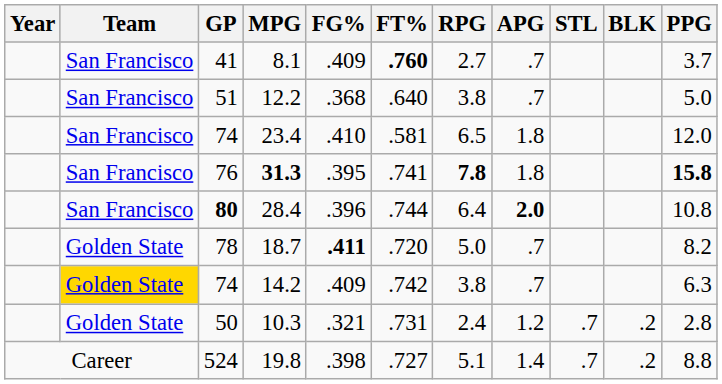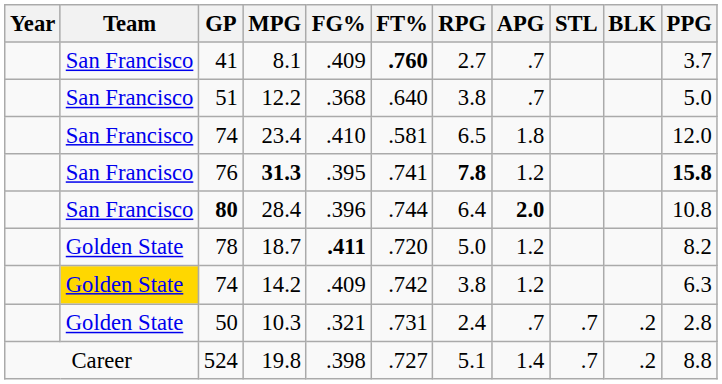(530, 172) 1.8 -> (530, 172) 1.2
(536, 247) .7 -> (530, 247) 1.2
(536, 284) .7 -> (530, 284) 1.2
(530, 322) 1.2 -> (536, 322) .7
